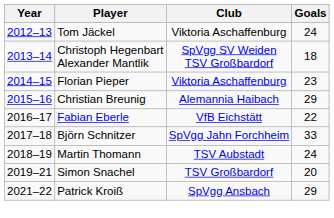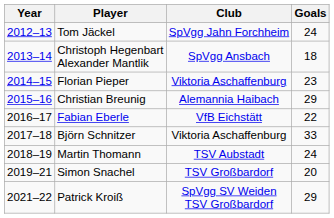(229, 31) Viktoria Aschaffenburg -> (229, 31) SpVgg Jahn Forchheim
(229, 56) SpVgg SV Weiden TSV Großbardorf -> (229, 56) SpVgg Ansbach
(229, 136) SpVgg Jahn Forchheim -> (229, 136) Viktoria Aschaffenburg
(229, 191) SpVgg Ansbach -> (229, 197) SpVgg SV Weiden TSV Großbardorf
